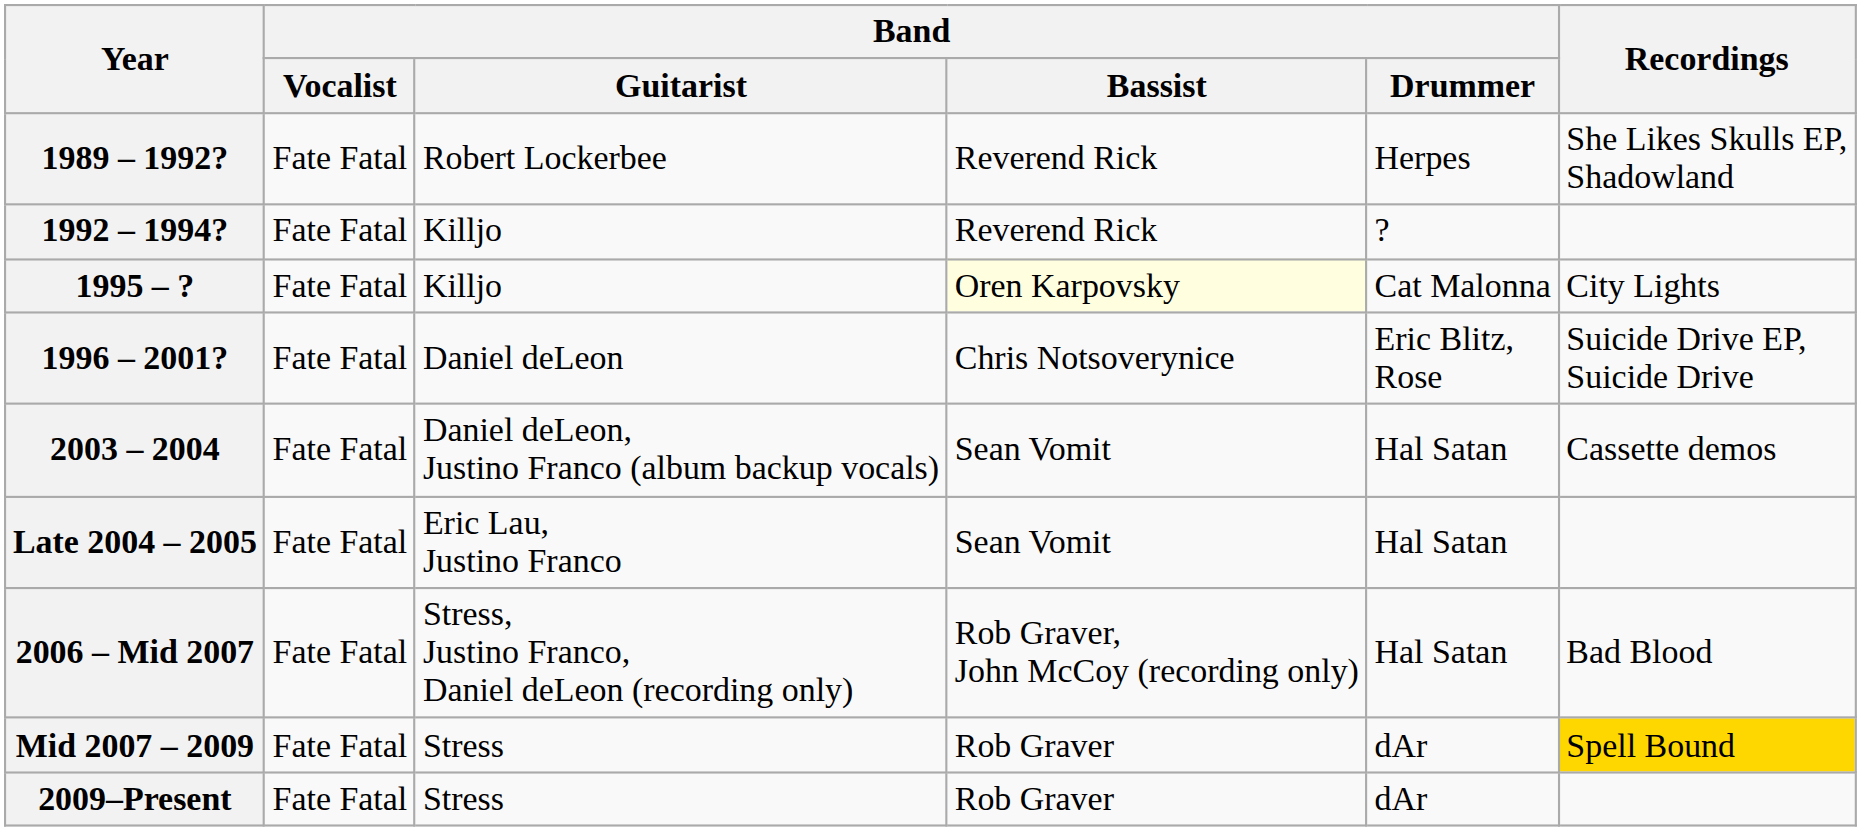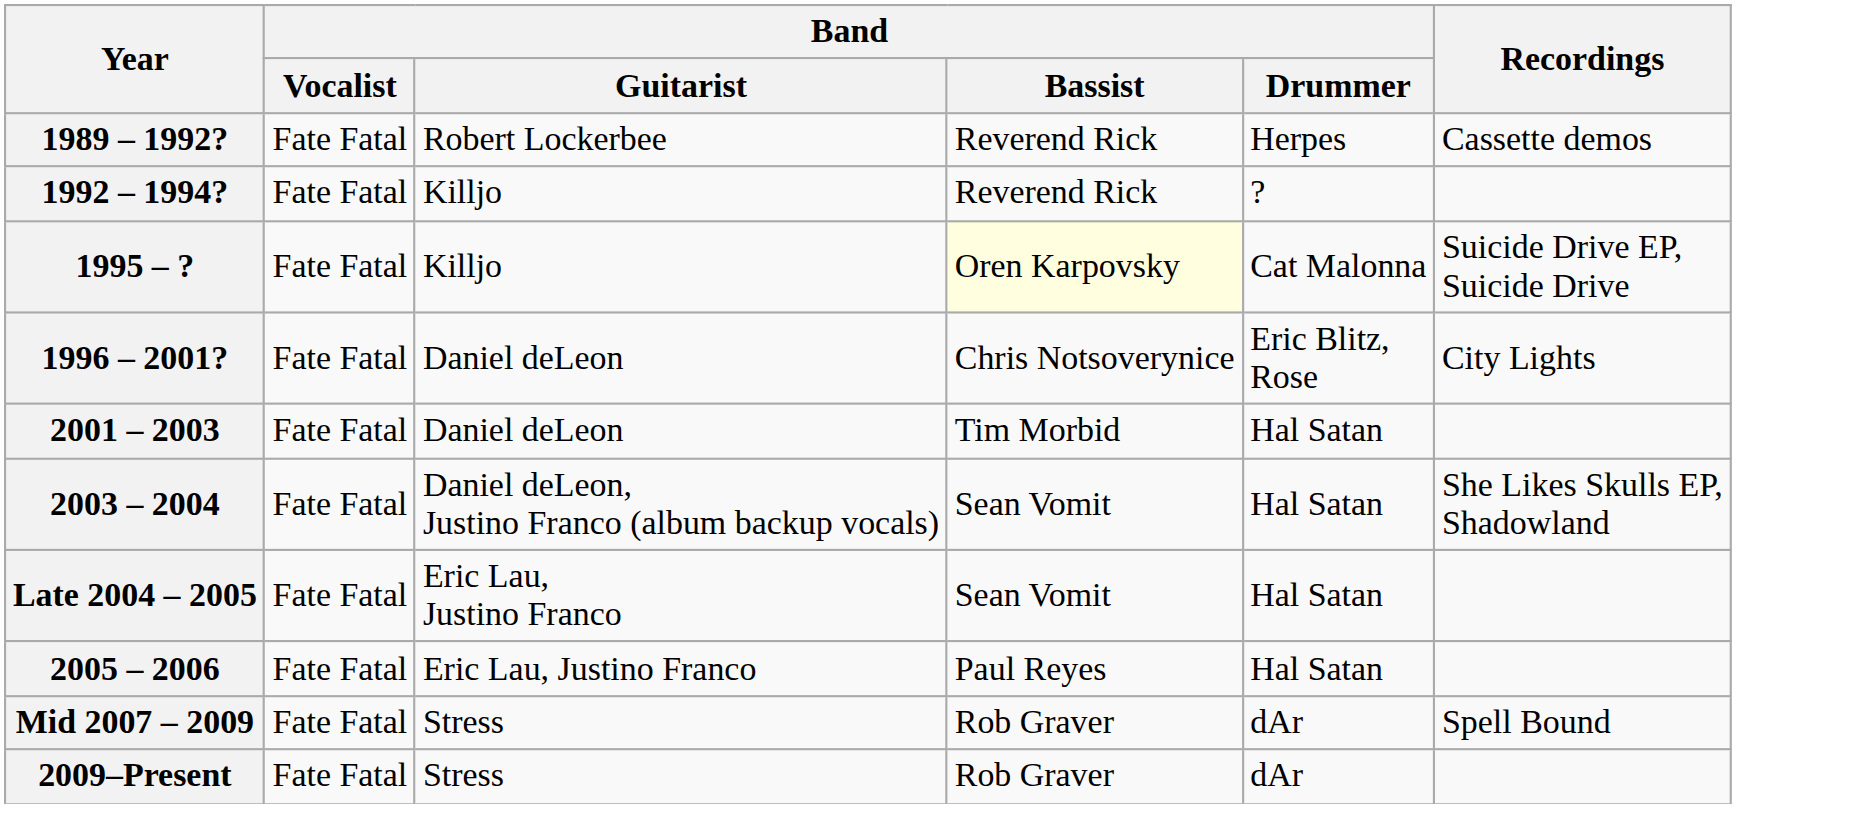(1707, 158) She Likes Skulls EP, Shadowland -> (1547, 138) Cassette demos
(1643, 284) City Lights -> (1562, 265) Suicide Drive EP, Suicide Drive
(1686, 357) Suicide Drive EP, Suicide Drive -> (1519, 357) City Lights
+ row: (135, 430)
(1671, 449) Cassette demos -> (1582, 503) She Likes Skulls EP, Shadowland
+ row: (135, 668)
- row: (135, 652)
(1651, 744) gold background -> (1526, 721) no background
